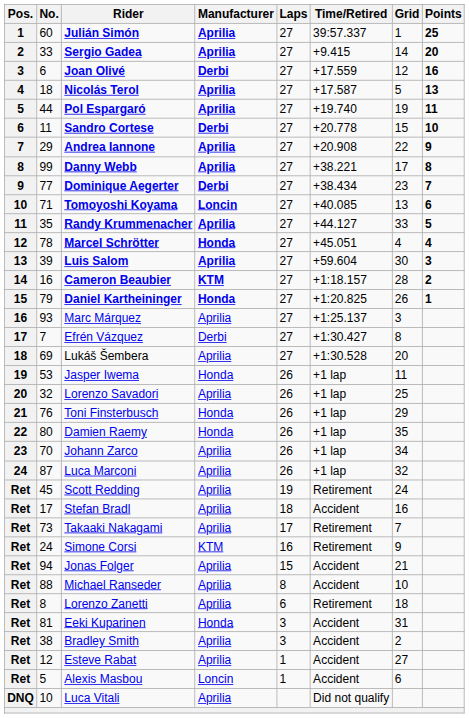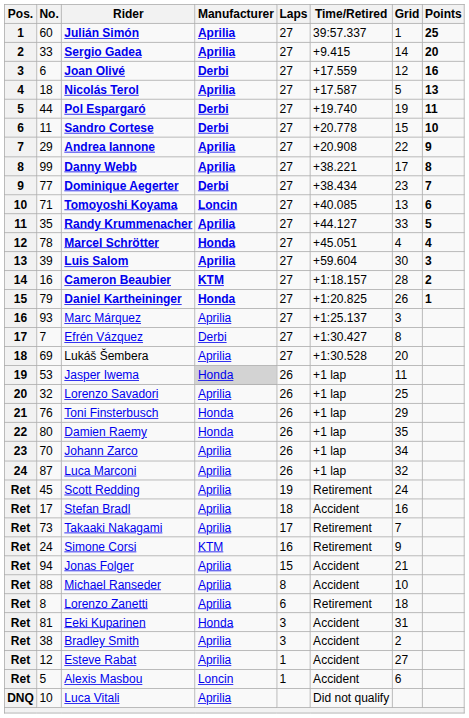(217, 109) Aprilia -> (213, 109) Derbi
(216, 375) no background -> (216, 375) lightgrey background
